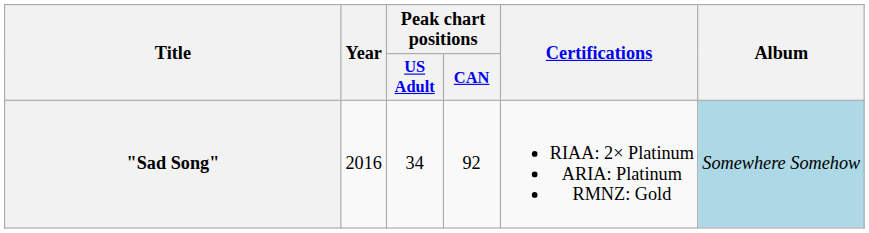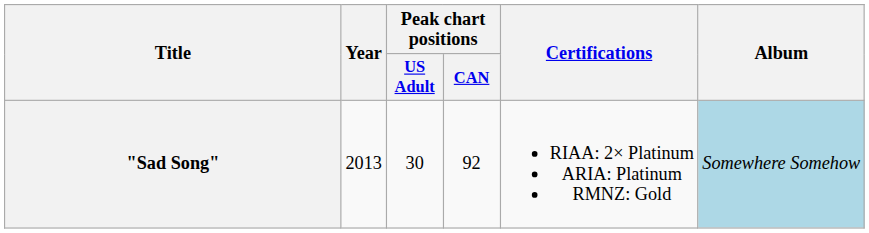(364, 163) 2016 -> (364, 163) 2013
(415, 163) 34 -> (415, 163) 30
